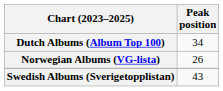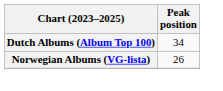- row: (91, 77)
